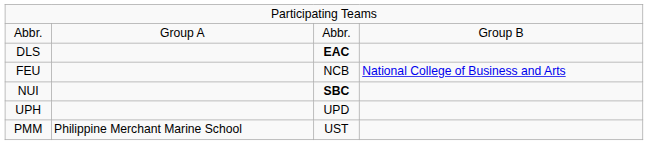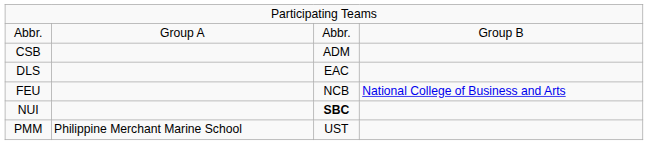+ row: (28, 52)
(336, 52) bold -> (336, 71) normal
- row: (28, 110)
